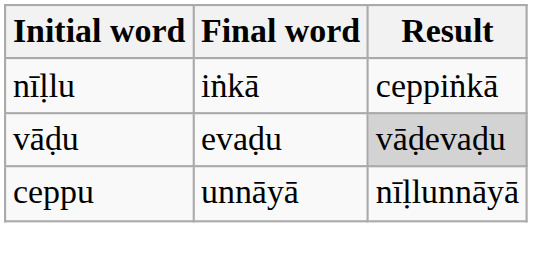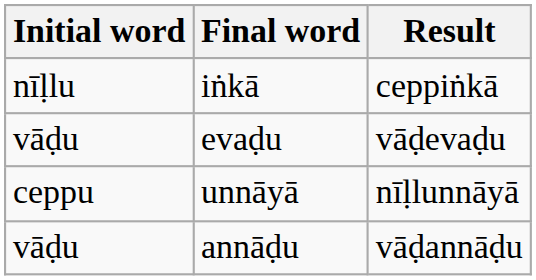(441, 138) lightgrey background -> (441, 138) no background
+ row: (250, 246)
